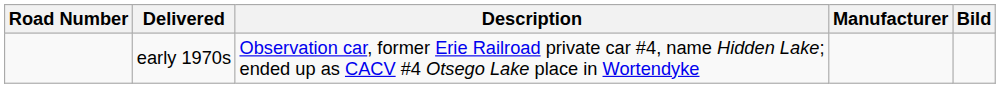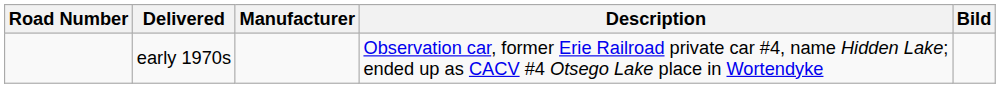columns swapped: (891, 18) <-> (532, 18)
